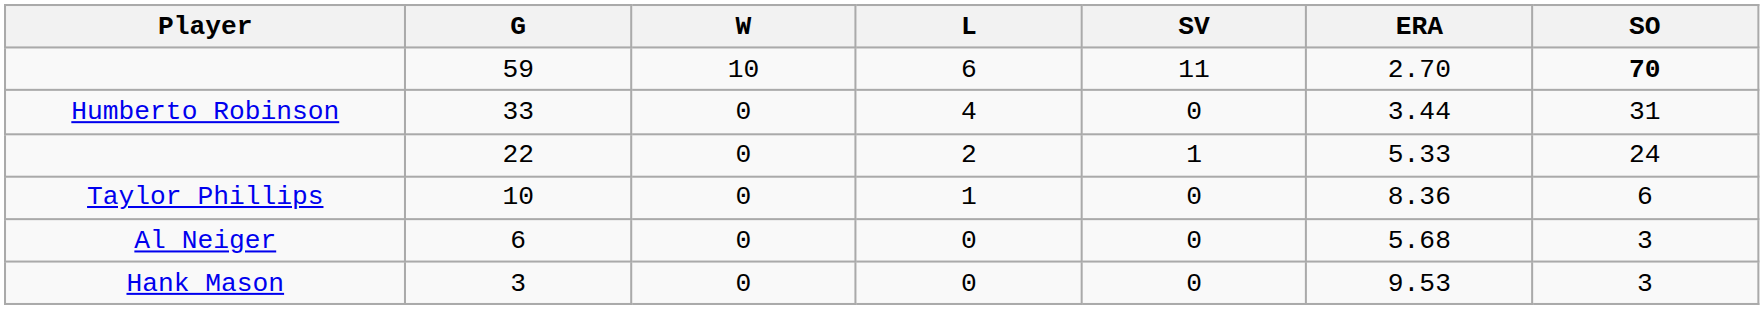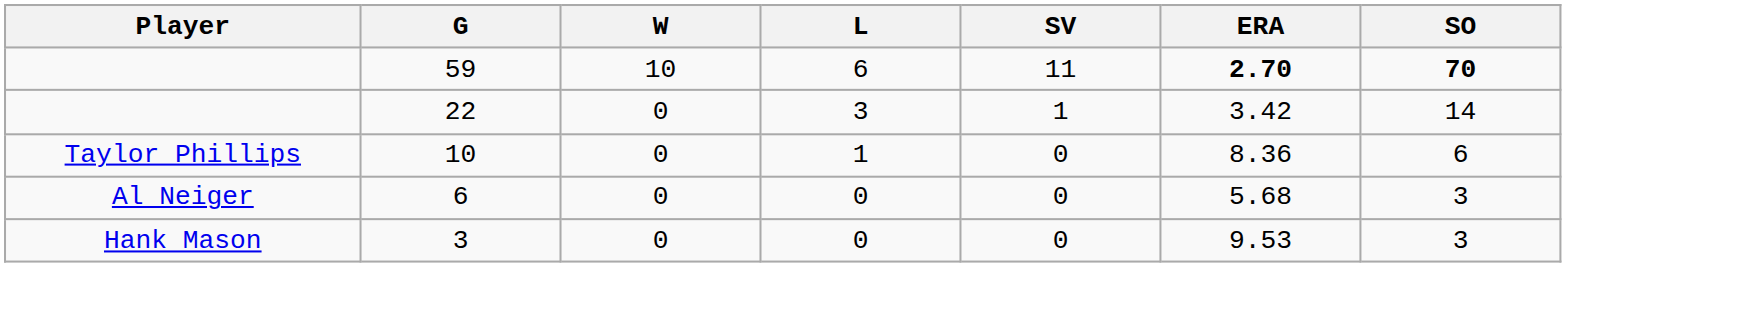(1419, 69) normal -> (1261, 69) bold
- row: (518, 112)
(969, 155) 2 -> (861, 112) 3
(1419, 155) 5.33 -> (1261, 112) 3.42
(1645, 155) 24 -> (1461, 112) 14
